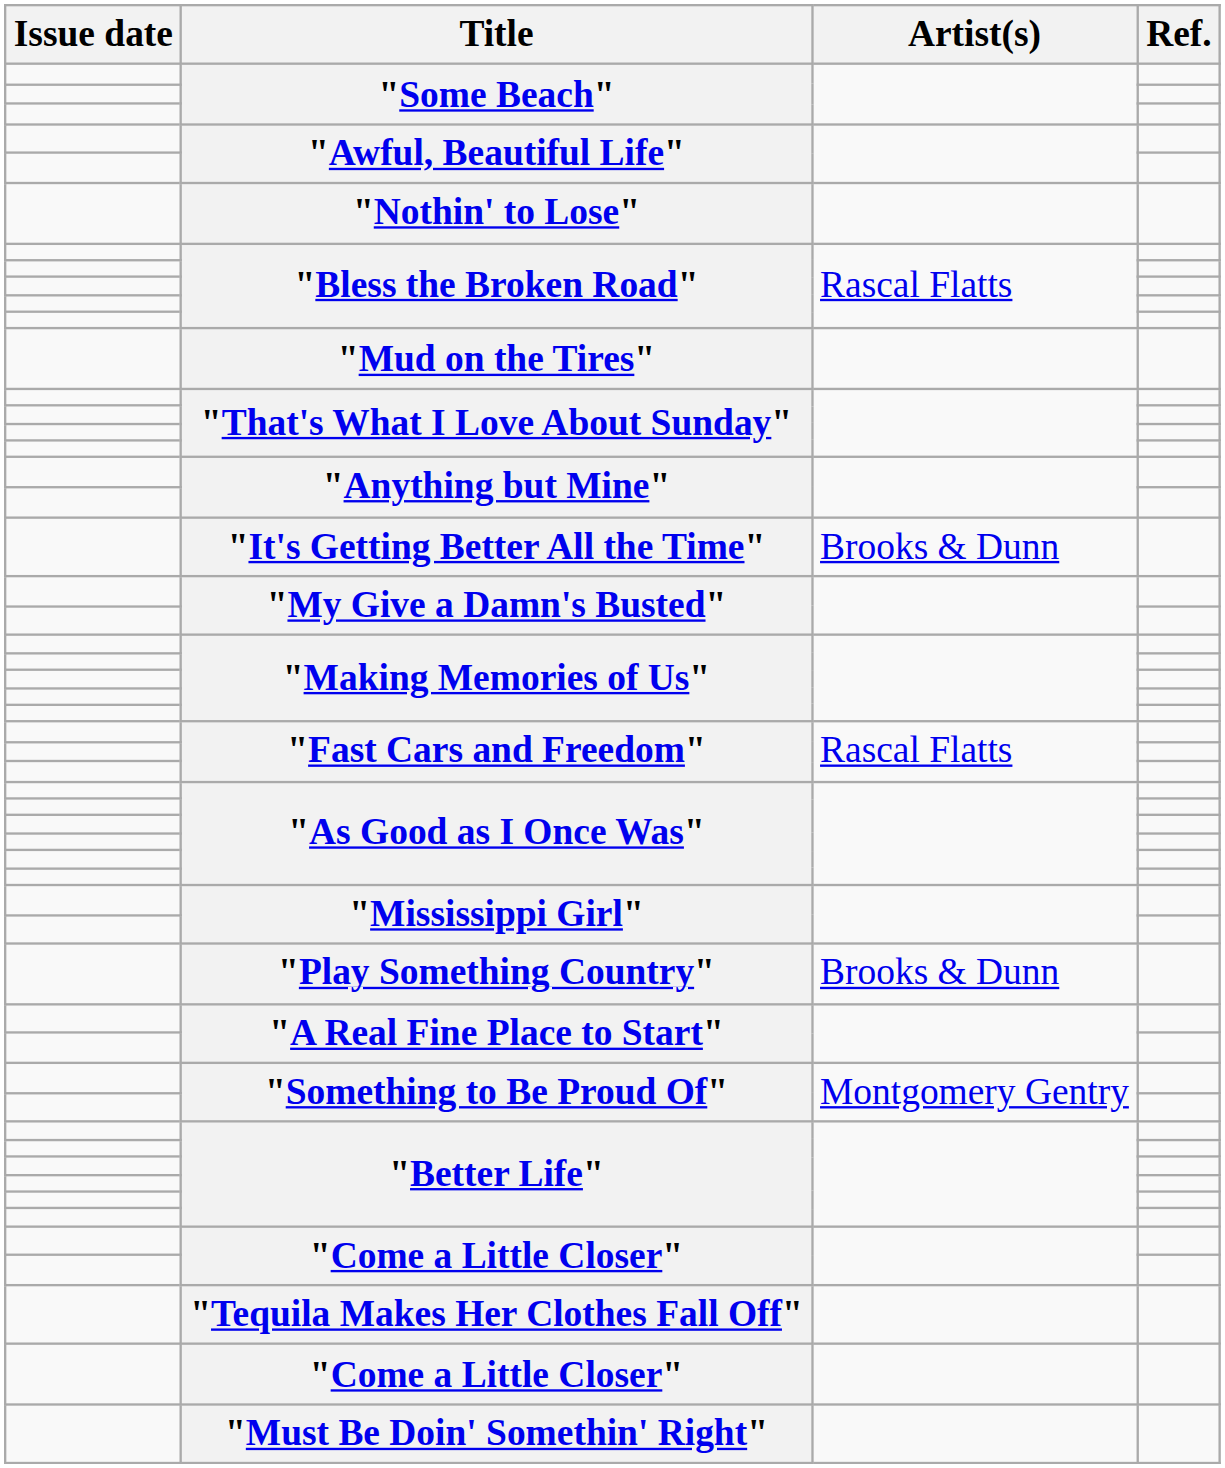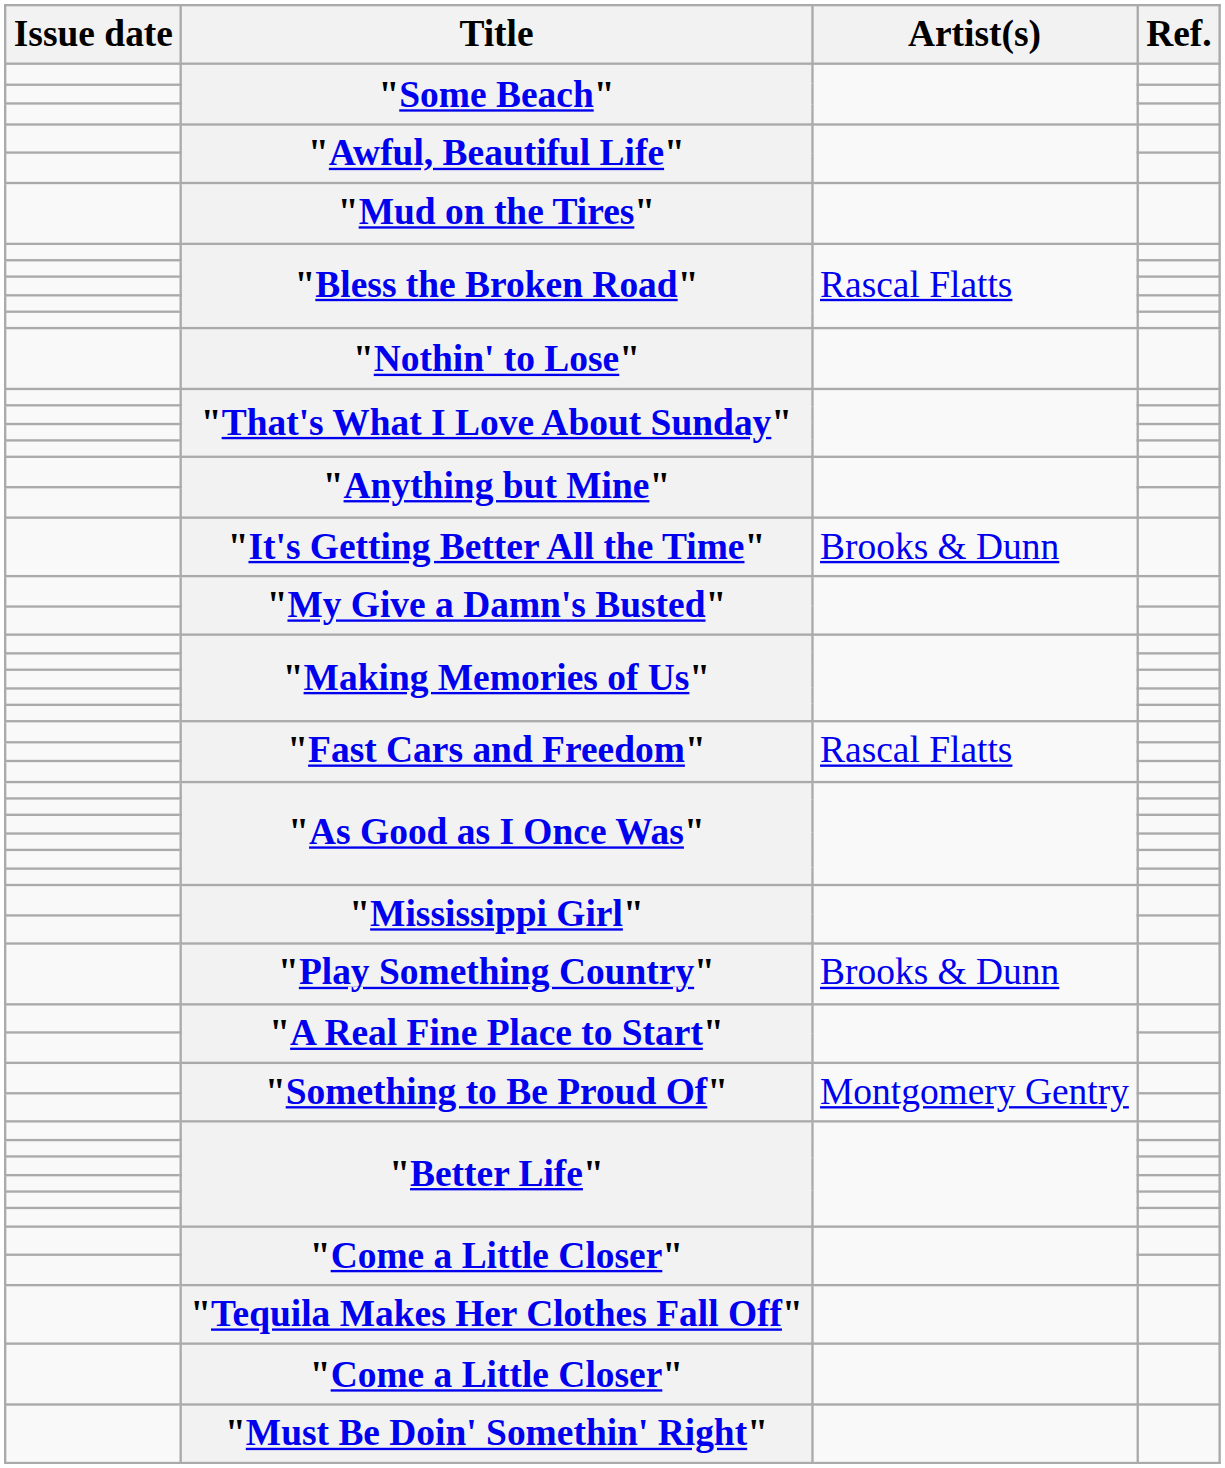rows swapped: (496, 357) <-> (496, 212)
